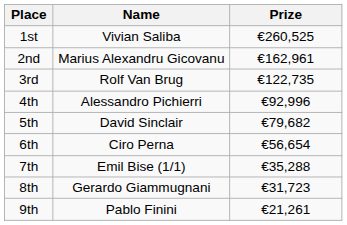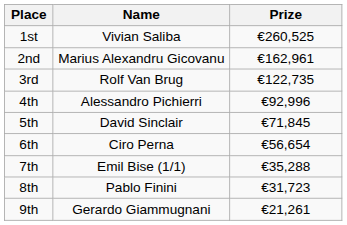(286, 123) €79,682 -> (286, 123) €71,845
(141, 187) Gerardo Giammugnani -> (141, 187) Pablo Finini
(141, 209) Pablo Finini -> (141, 209) Gerardo Giammugnani
